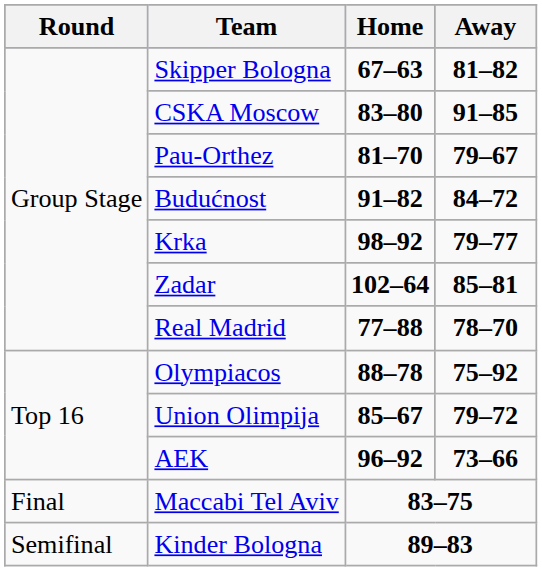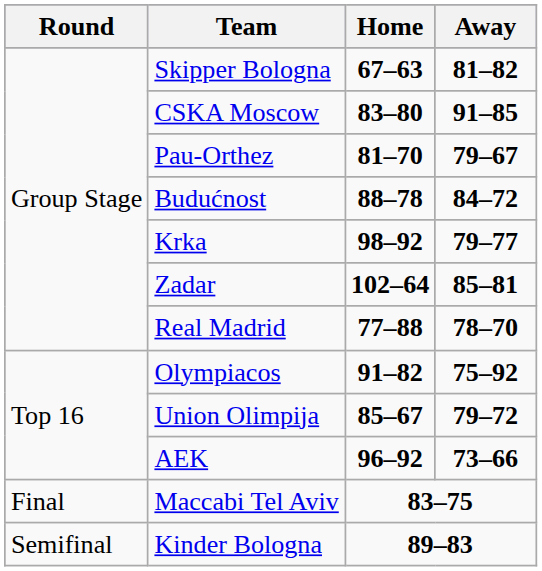(390, 198) 91–82 -> (390, 198) 88–78
(390, 371) 88–78 -> (390, 371) 91–82
